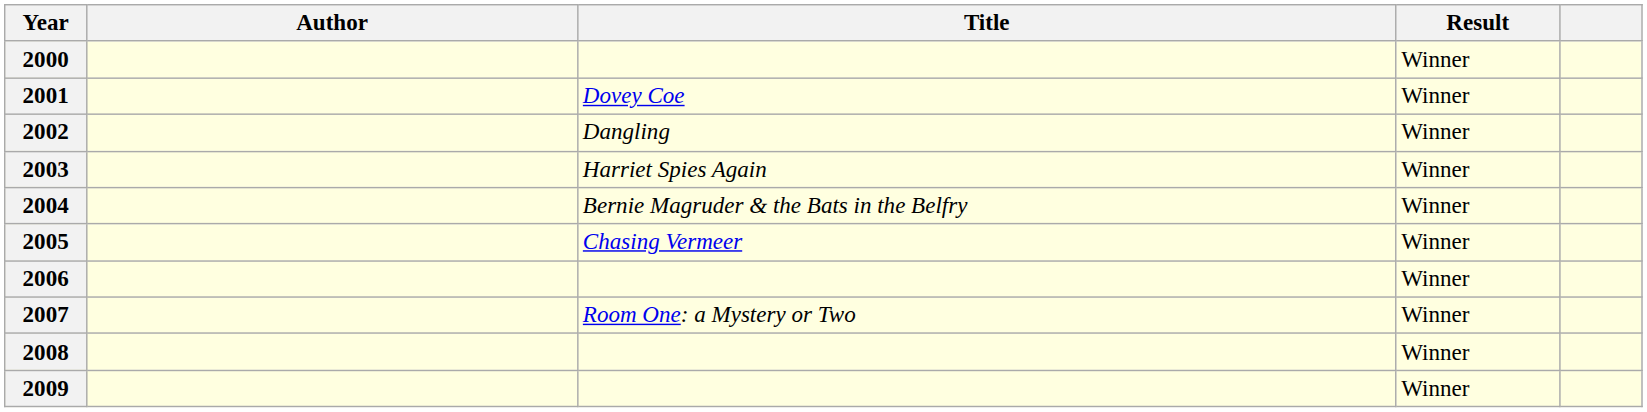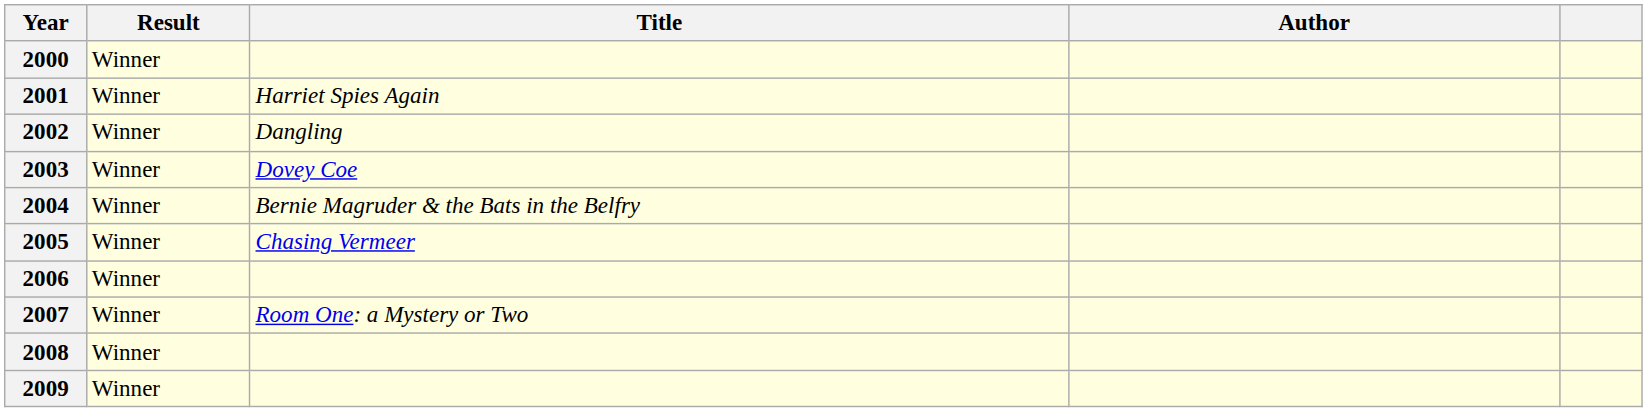columns swapped: (332, 22) <-> (1478, 22)
(634, 95) Dovey Coe -> (347, 95) Harriet Spies Again
(675, 168) Harriet Spies Again -> (306, 168) Dovey Coe
